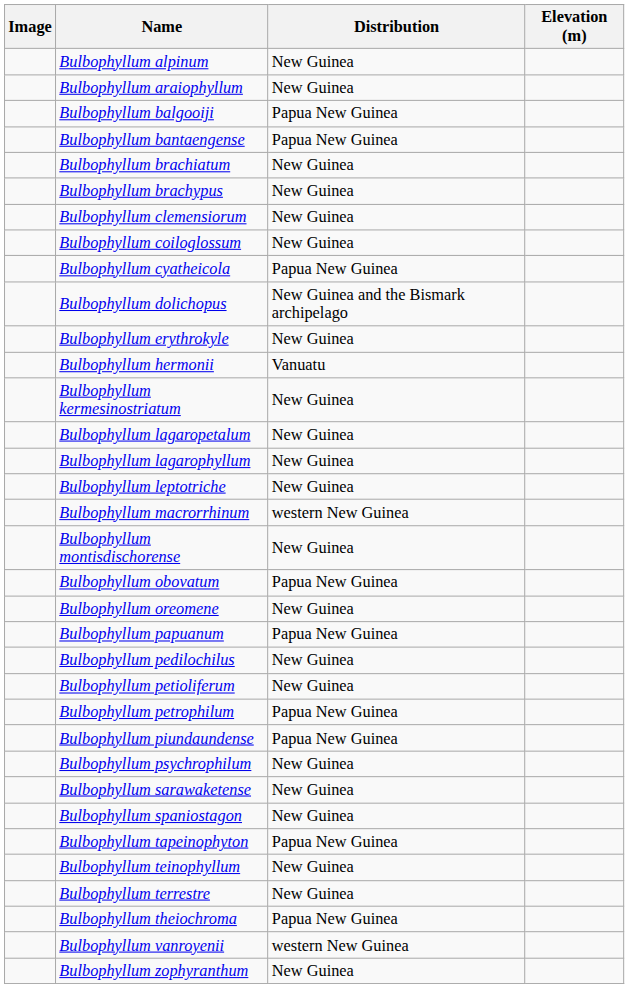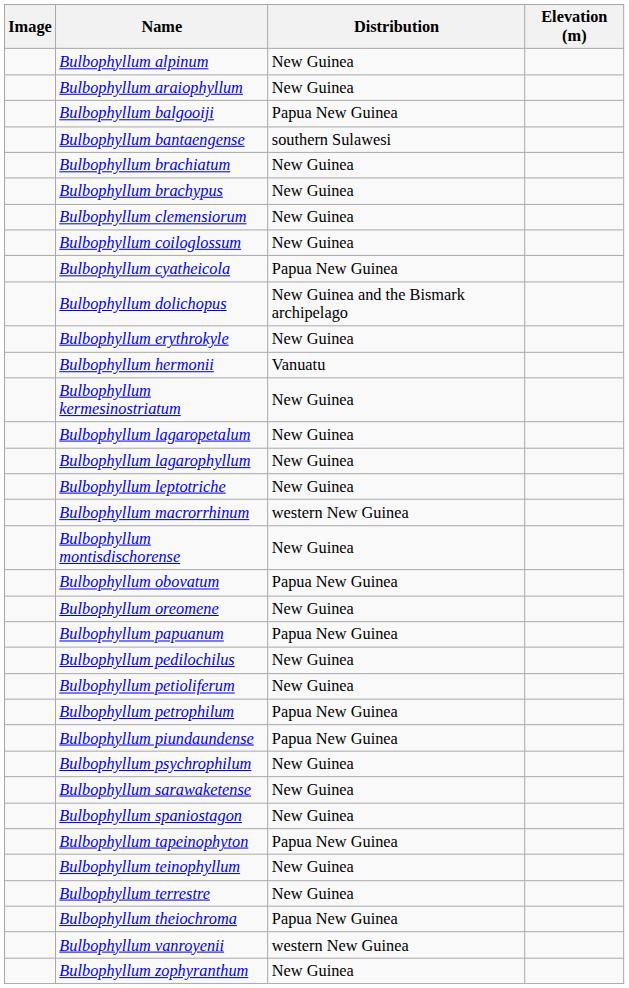(335, 139) Papua New Guinea -> (331, 139) southern Sulawesi
